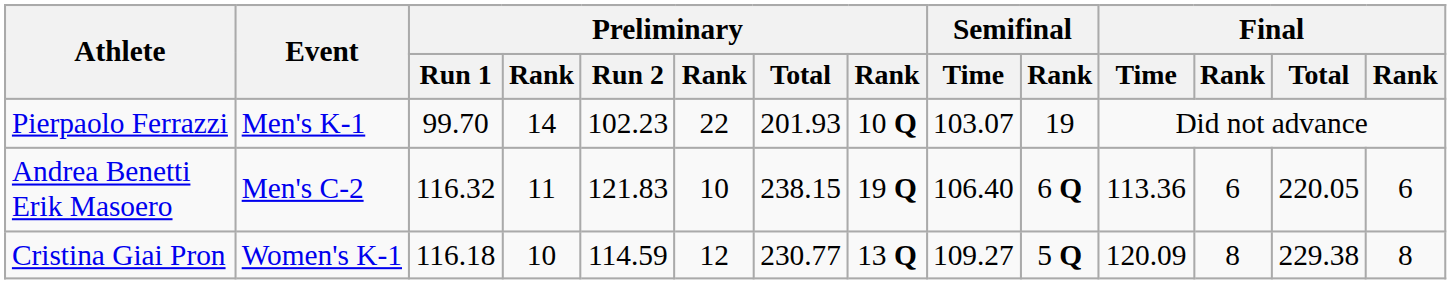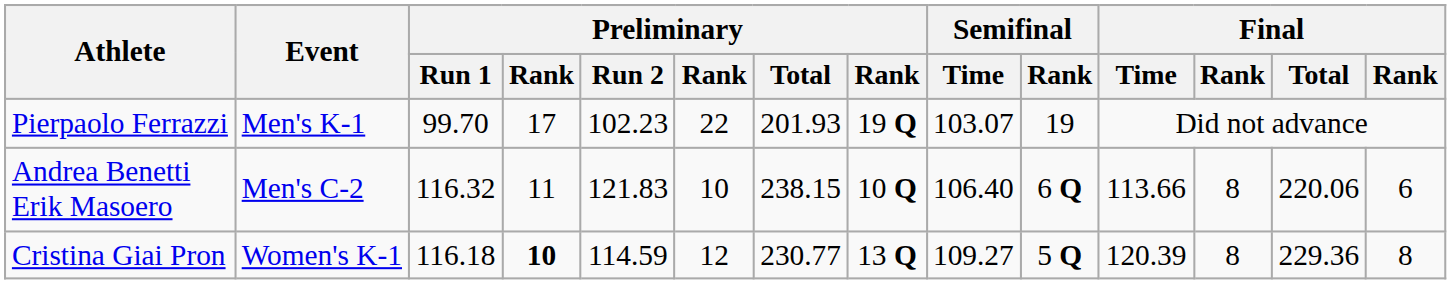(541, 123) 14 -> (541, 123) 17
(887, 123) 10 Q -> (887, 123) 19 Q
(887, 189) 19 Q -> (887, 189) 10 Q
(1146, 189) 113.36 -> (1146, 189) 113.66
(1232, 189) 6 -> (1232, 189) 8
(1319, 189) 220.05 -> (1319, 189) 220.06
(541, 254) normal -> (541, 254) bold
(1146, 254) 120.09 -> (1146, 254) 120.39
(1319, 254) 229.38 -> (1319, 254) 229.36
